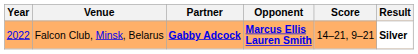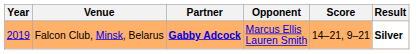(18, 35) 2022 -> (18, 35) 2019
(279, 35) bold -> (276, 35) normal
